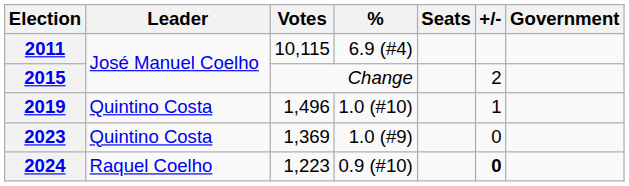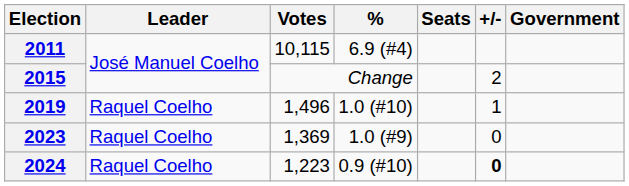(151, 107) Quintino Costa -> (151, 107) Raquel Coelho
(151, 136) Quintino Costa -> (151, 136) Raquel Coelho
